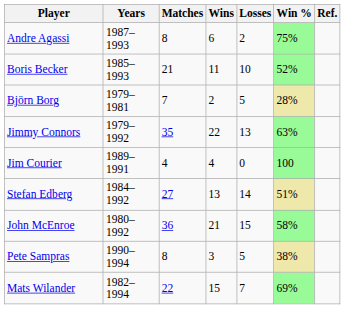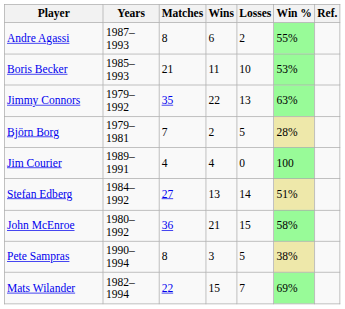(287, 38) 75% -> (287, 38) 55%
(287, 69) 52% -> (287, 69) 53%
rows swapped: (33, 100) <-> (44, 132)
